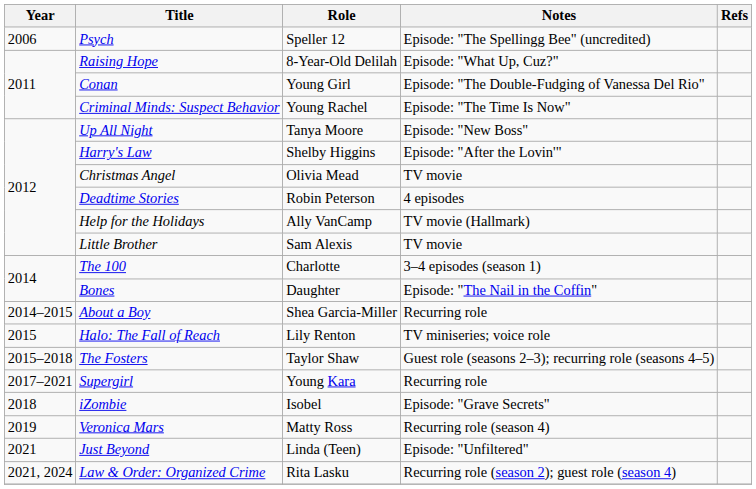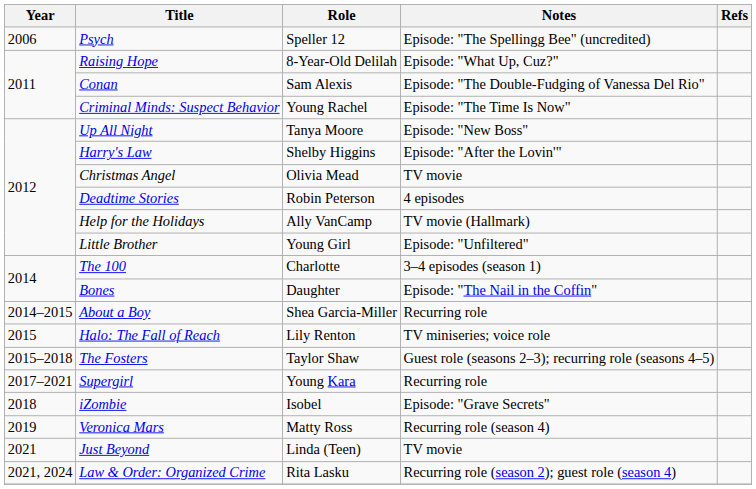(319, 84) Young Girl -> (319, 84) Sam Alexis
(319, 244) Sam Alexis -> (319, 244) Young Girl
(433, 244) TV movie -> (466, 244) Episode: "Unfiltered"
(466, 449) Episode: "Unfiltered" -> (433, 449) TV movie
